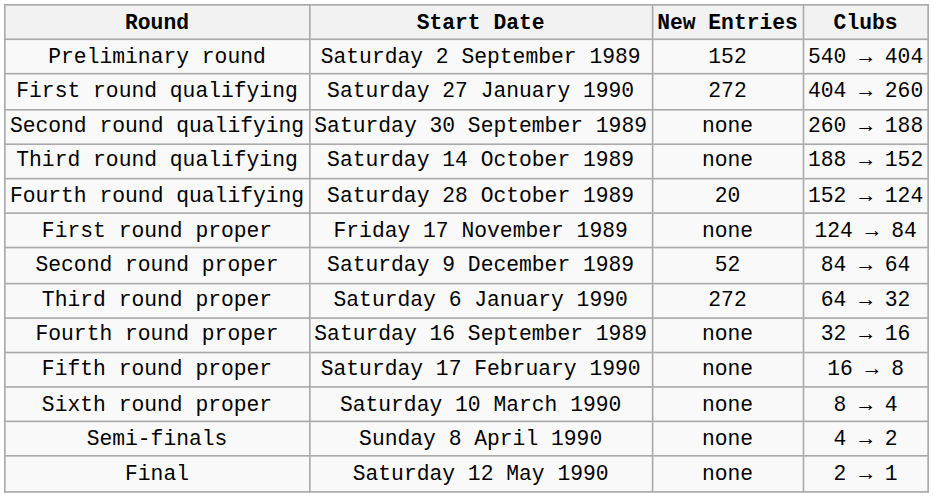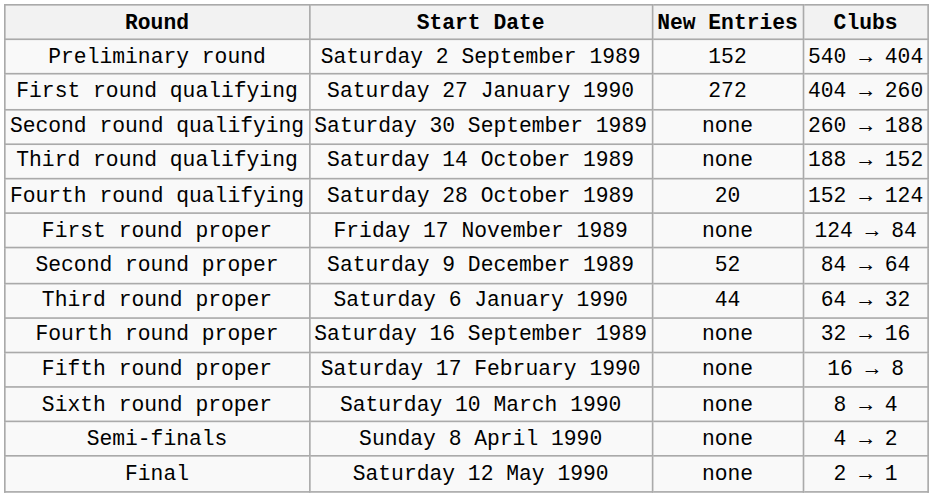(727, 300) 272 -> (728, 300) 44
